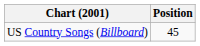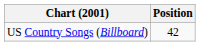(173, 31) 45 -> (173, 31) 42
